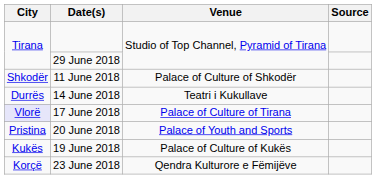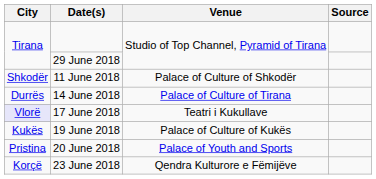(226, 95) Teatri i Kukullave -> (226, 95) Palace of Culture of Tirana
(226, 113) Palace of Culture of Tirana -> (226, 113) Teatri i Kukullave
rows swapped: (87, 148) <-> (87, 130)
